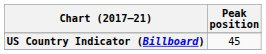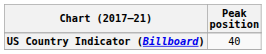(234, 41) 45 -> (234, 41) 40
